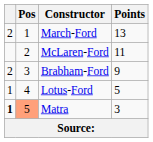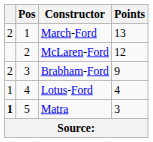(120, 52) 11 -> (120, 52) 12
(117, 90) 5 -> (117, 90) 4
(27, 109) lightsalmon background -> (27, 109) no background
